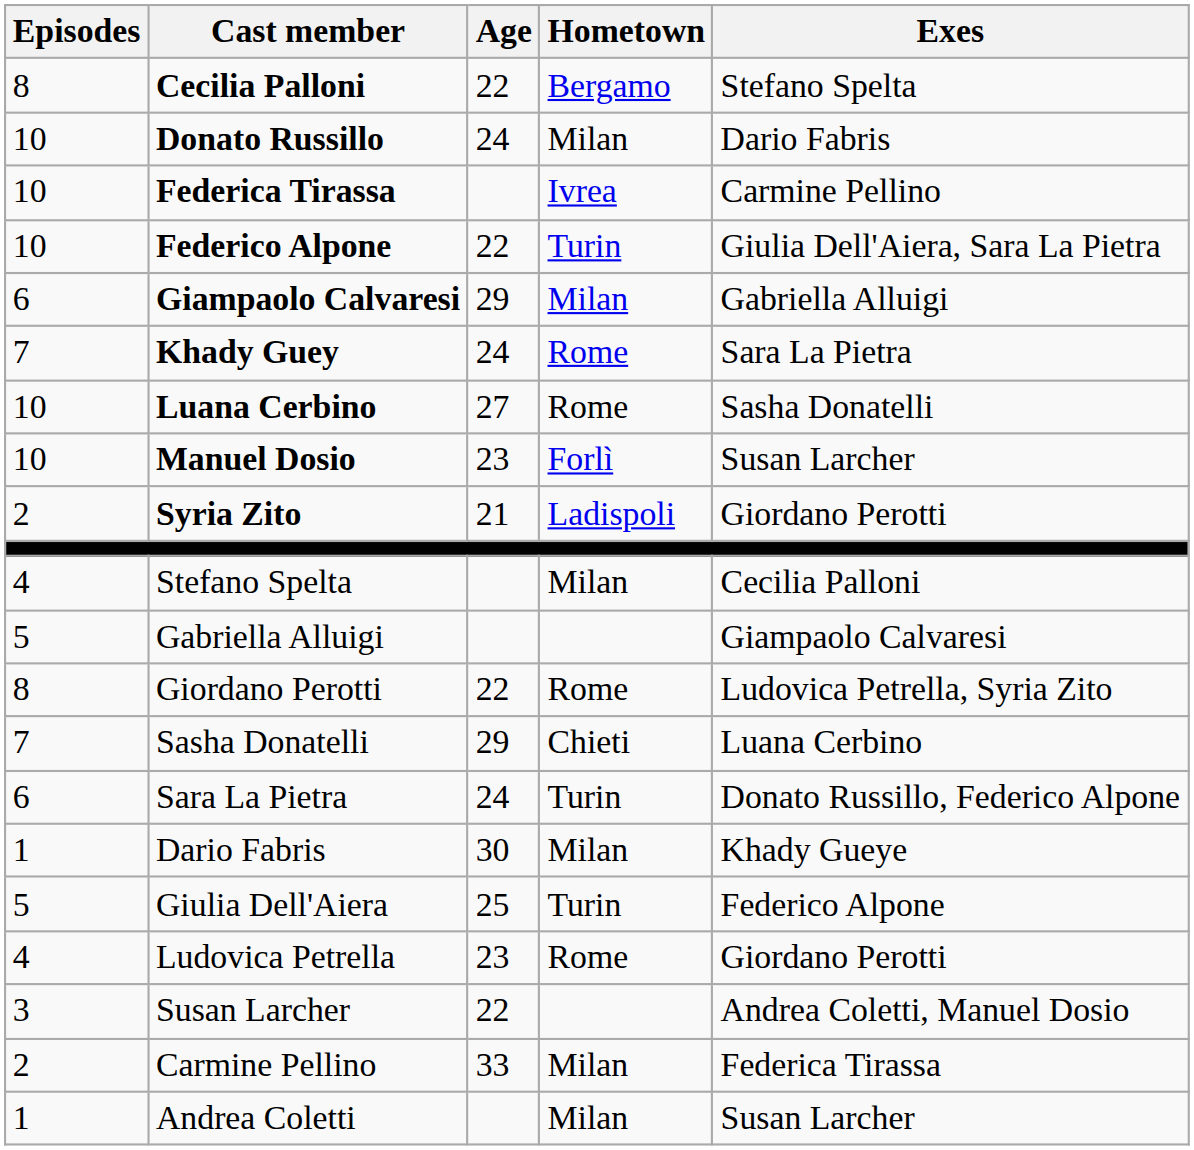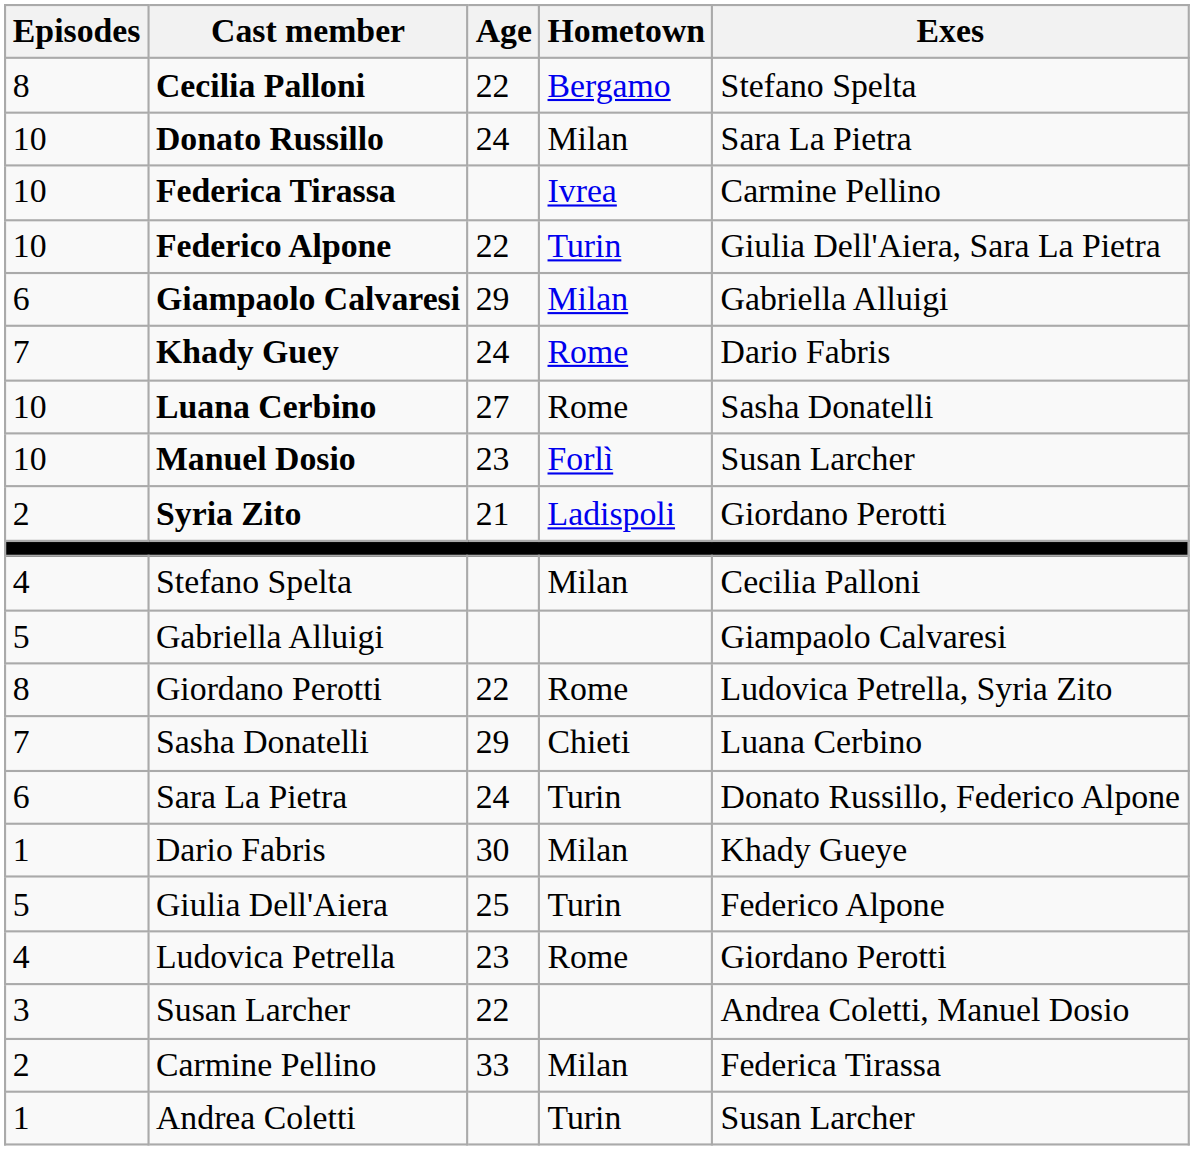(805, 138) Dario Fabris -> (816, 138) Sara La Pietra
(816, 352) Sara La Pietra -> (805, 352) Dario Fabris
(588, 1117) Milan -> (584, 1117) Turin
